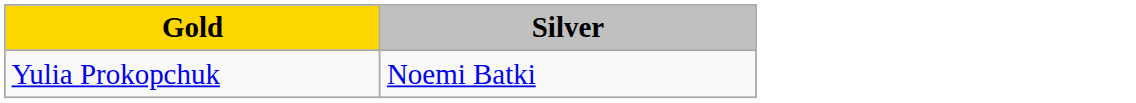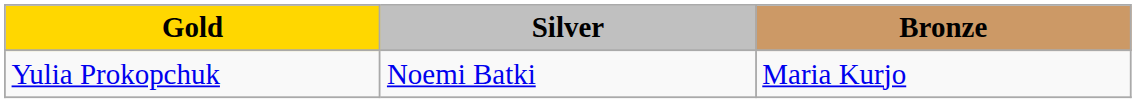+ column: (943, 27)
